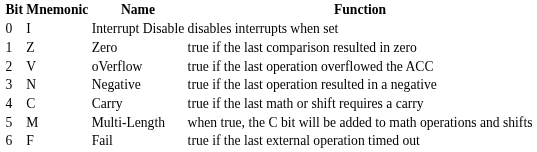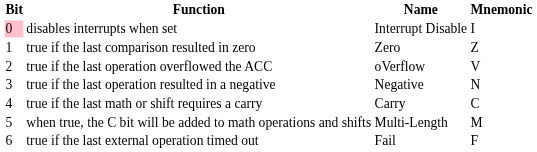columns swapped: (57, 10) <-> (360, 10)
(9, 28) no background -> (9, 28) pink background
